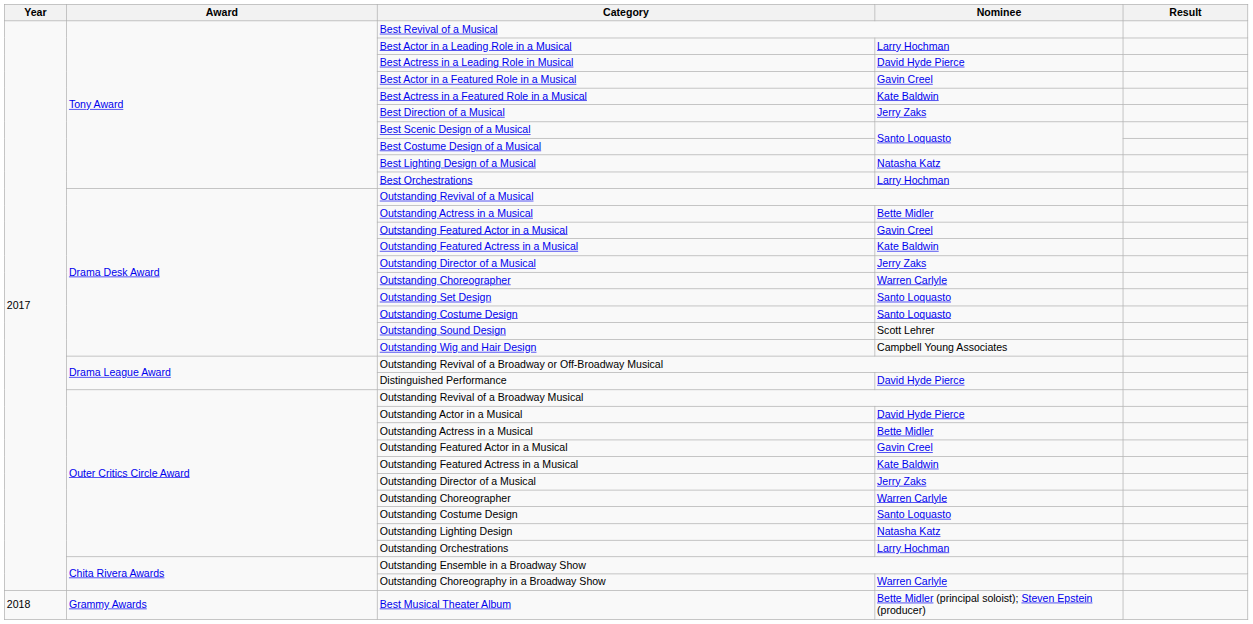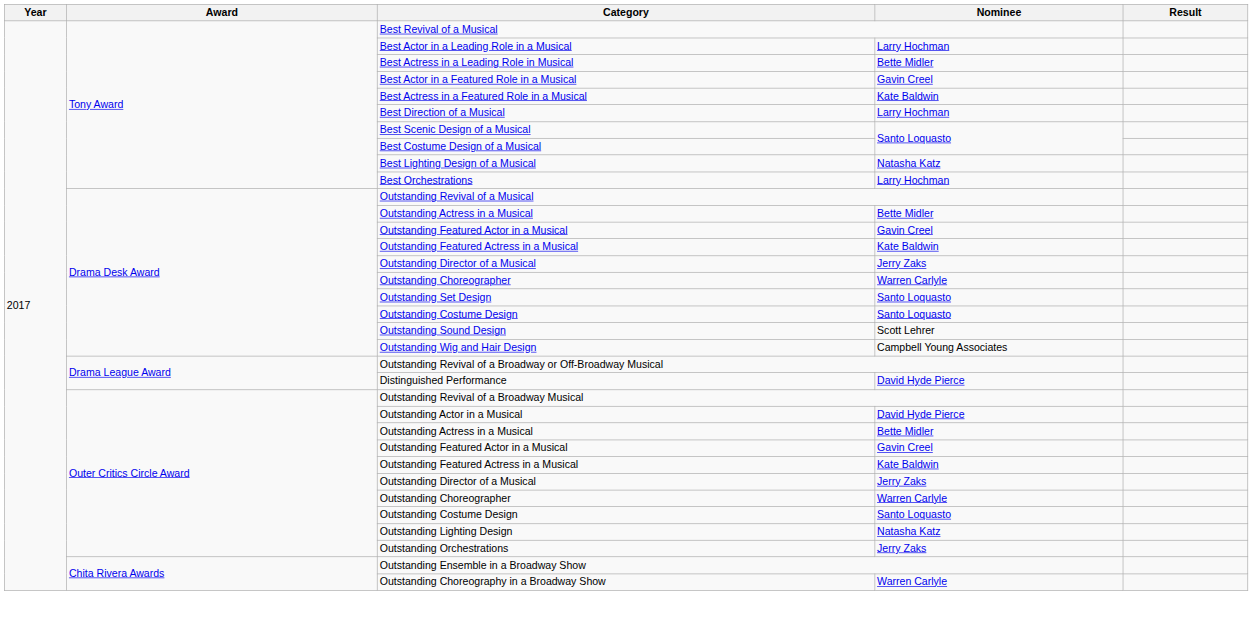(921, 63) David Hyde Pierce -> (905, 63) Bette Midler
(902, 113) Jerry Zaks -> (913, 113) Larry Hochman
(913, 548) Larry Hochman -> (902, 548) Jerry Zaks
- row: (108, 604)
